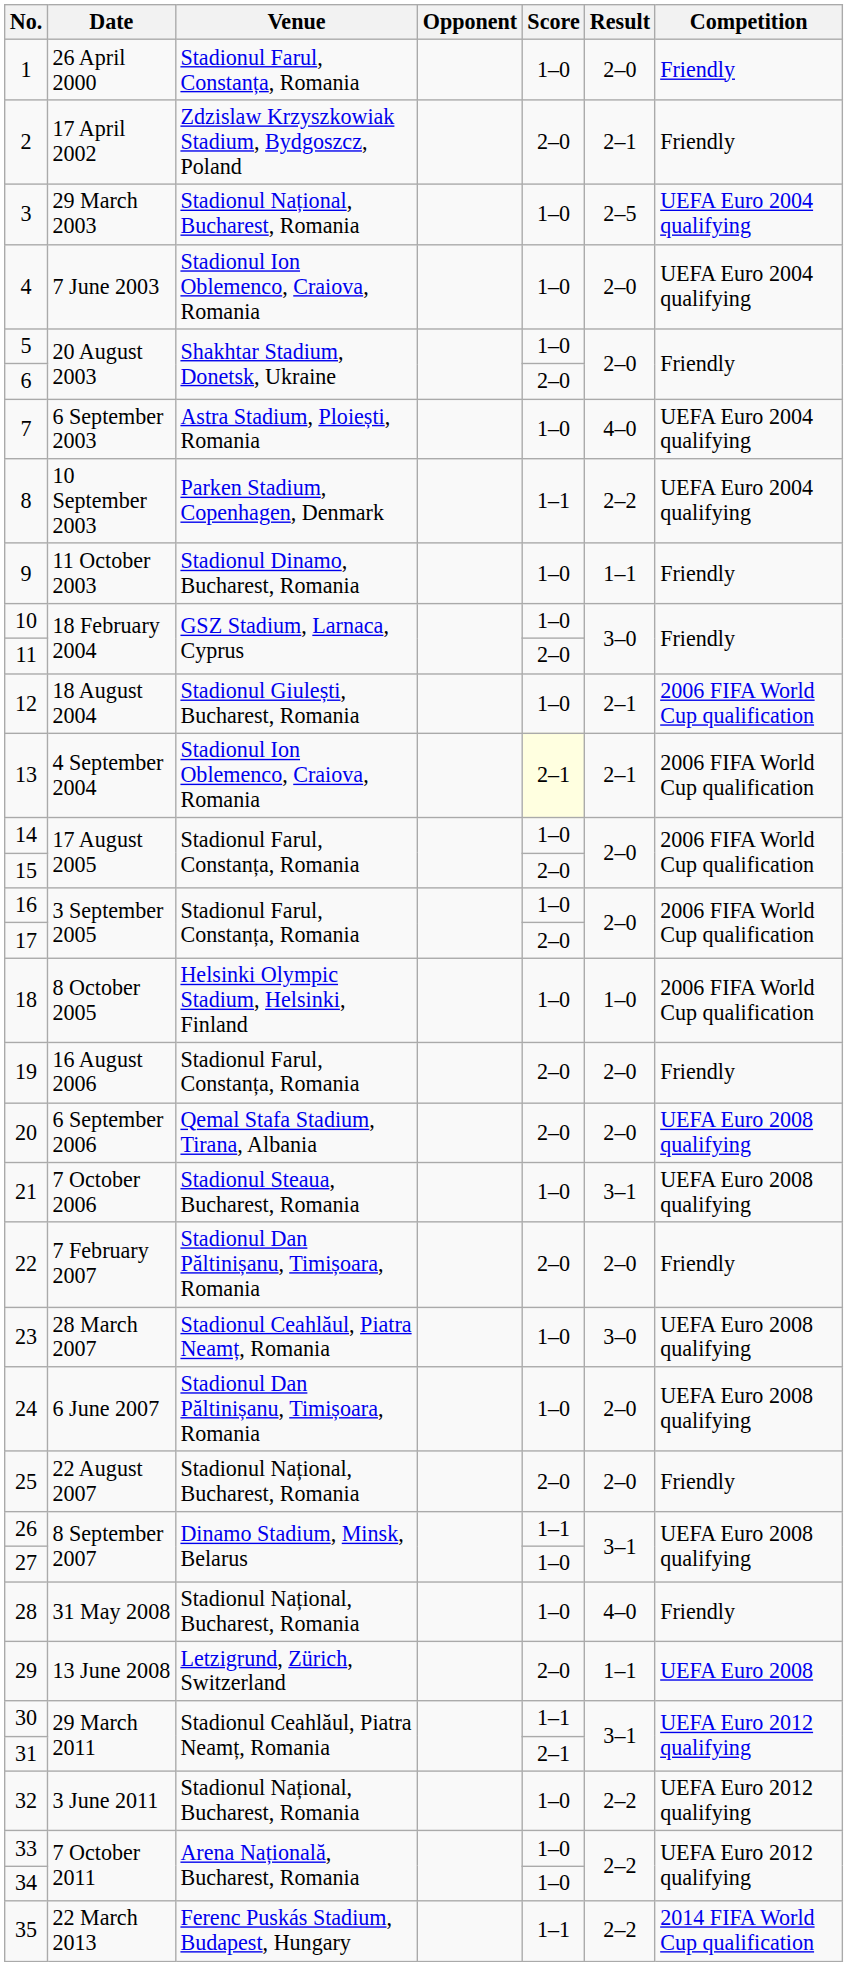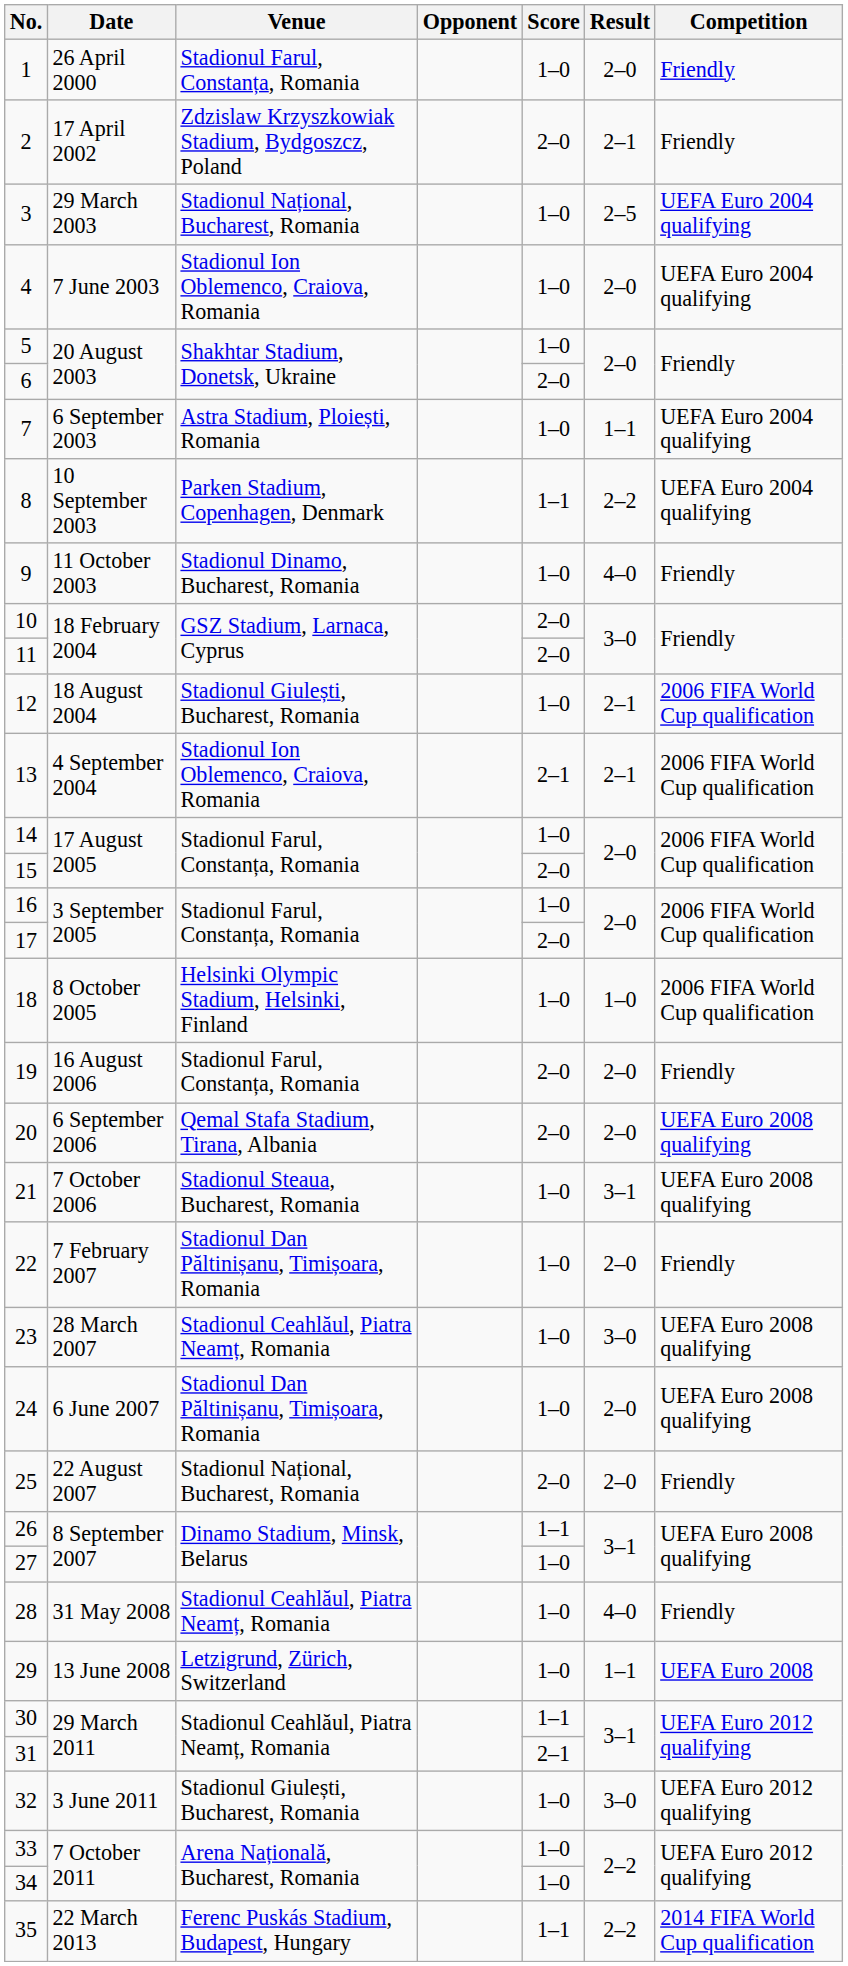(620, 428) 4–0 -> (620, 428) 1–1
(620, 573) 1–1 -> (620, 573) 4–0
(554, 620) 1–0 -> (554, 620) 2–0
(554, 775) lightyellow background -> (554, 775) no background
(554, 1264) 2–0 -> (554, 1264) 1–0
(270, 1611) Stadionul Național, Bucharest, Romania -> (296, 1611) Stadionul Ceahlăul, Piatra Neamț, Romania
(554, 1670) 2–0 -> (554, 1670) 1–0
(270, 1800) Stadionul Național, Bucharest, Romania -> (270, 1800) Stadionul Giulești, Bucharest, Romania
(620, 1800) 2–2 -> (620, 1800) 3–0
